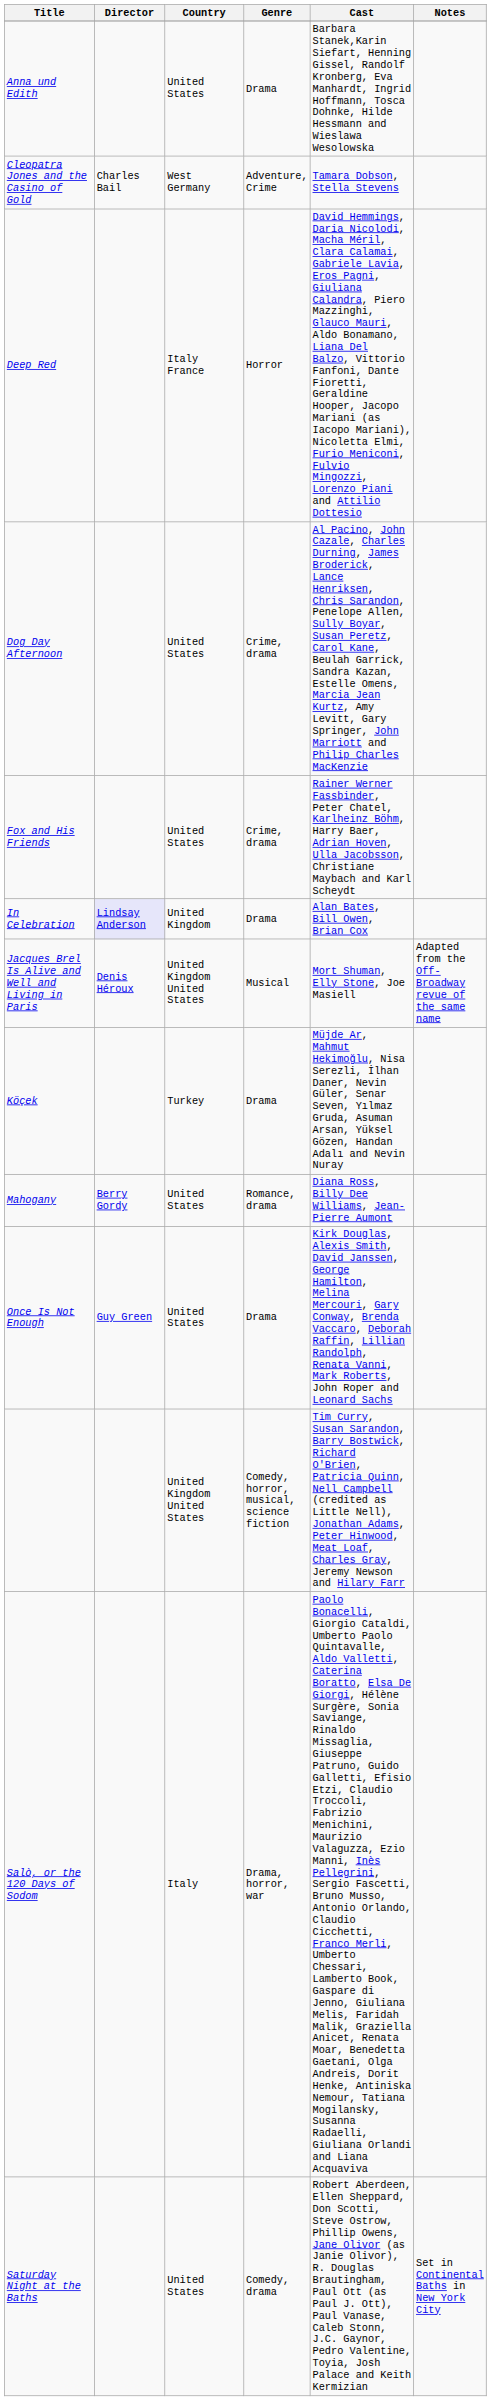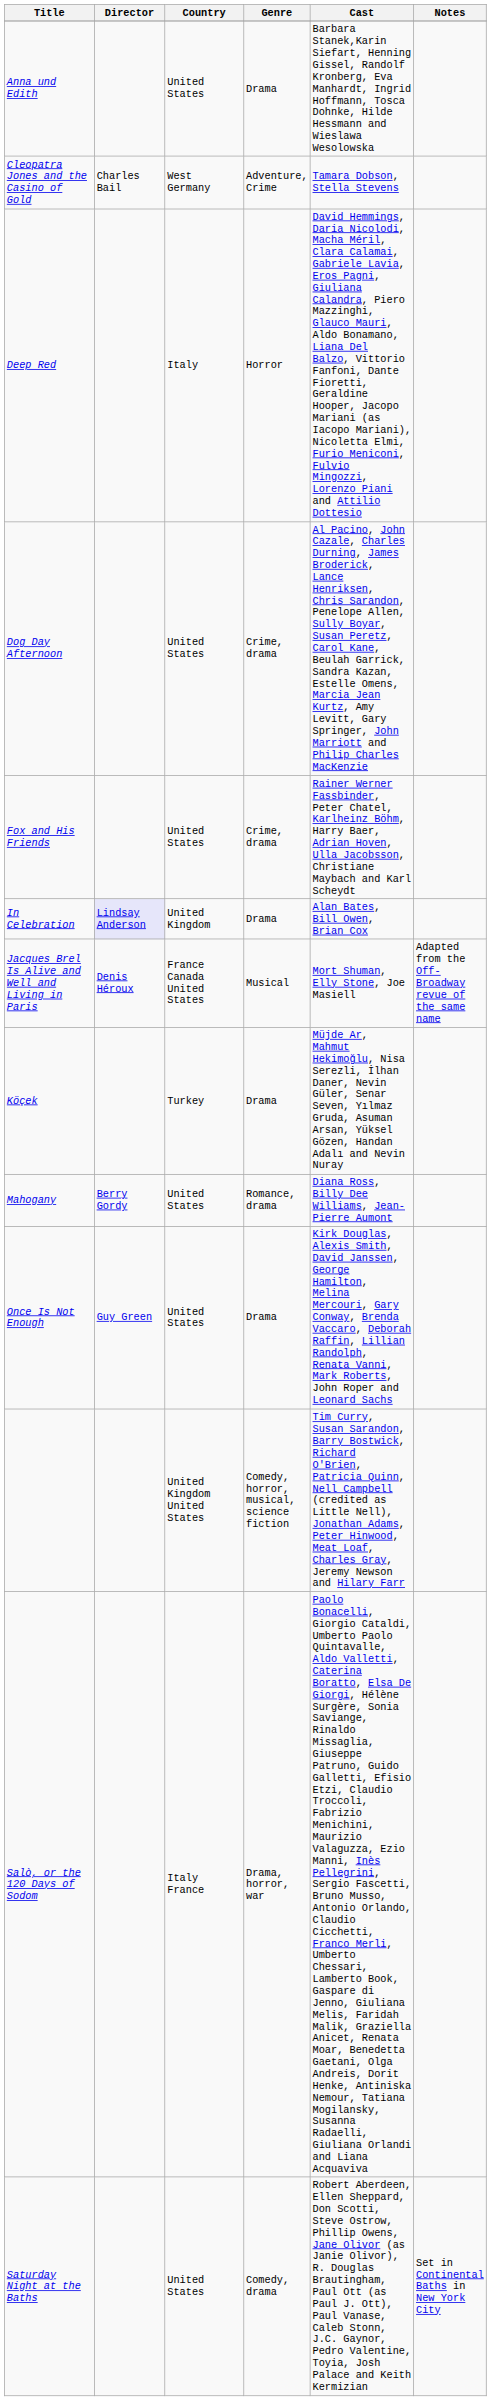(186, 365) Italy France -> (183, 365) Italy
(189, 983) United Kingdom United States -> (186, 983) France Canada United States
(183, 1884) Italy -> (186, 1884) Italy France
